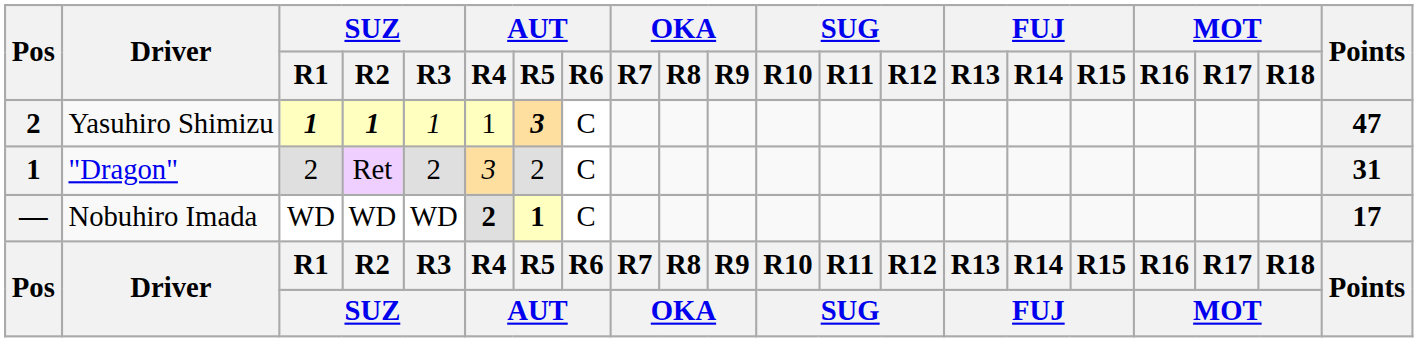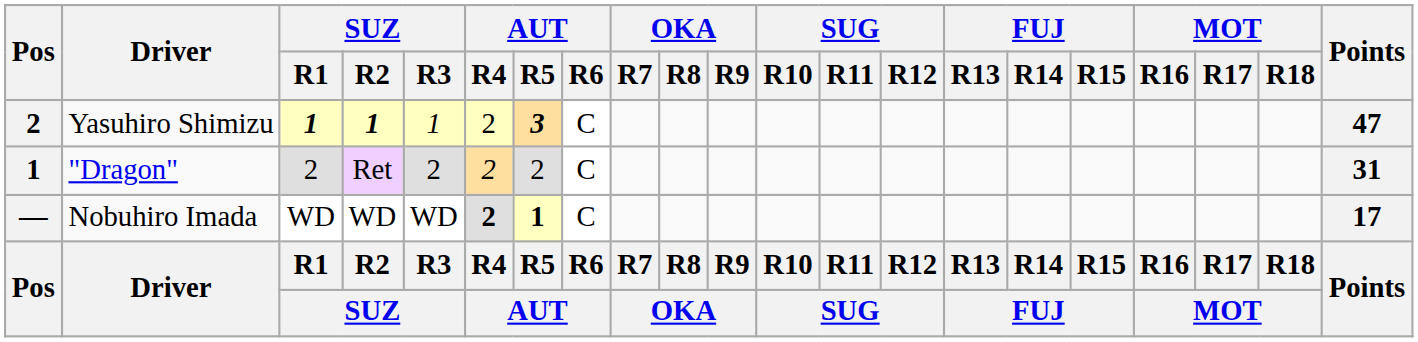(489, 122) 1 -> (489, 122) 2
(489, 169) 3 -> (489, 169) 2
